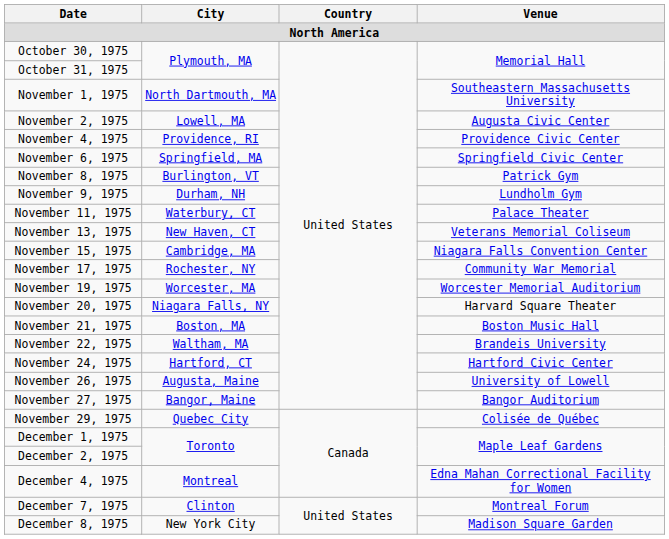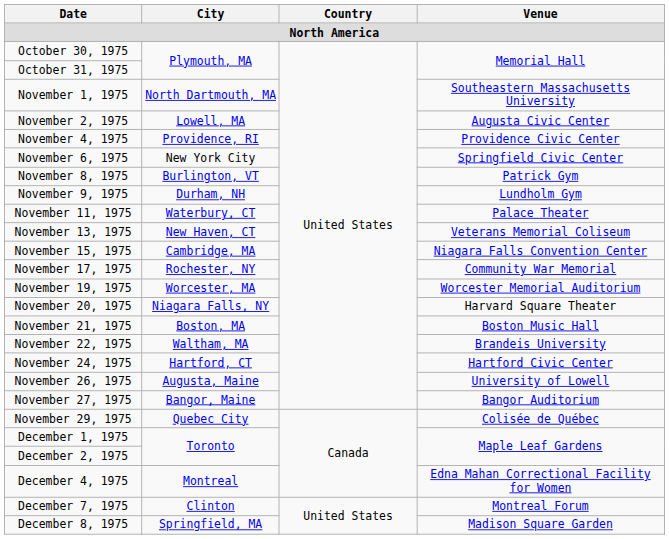(211, 157) Springfield, MA -> (211, 157) New York City
(211, 525) New York City -> (211, 525) Springfield, MA
